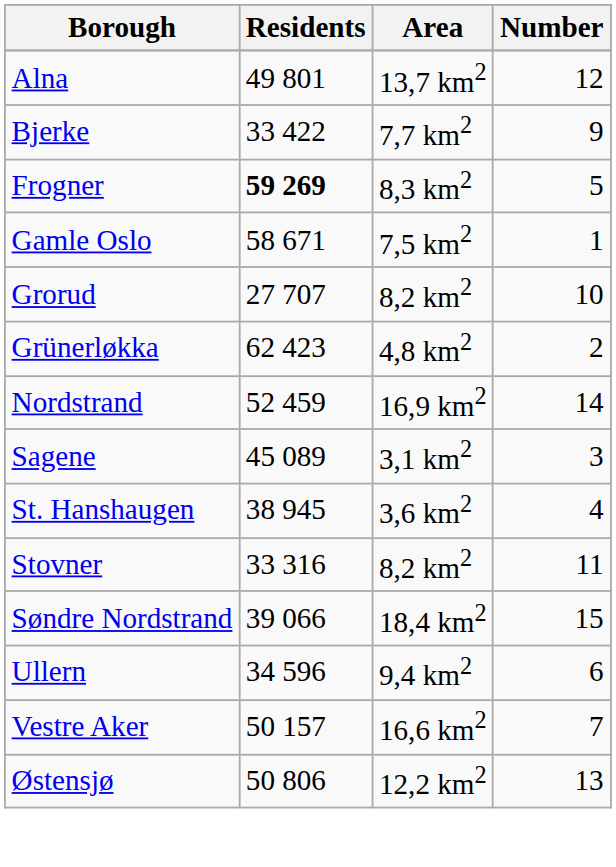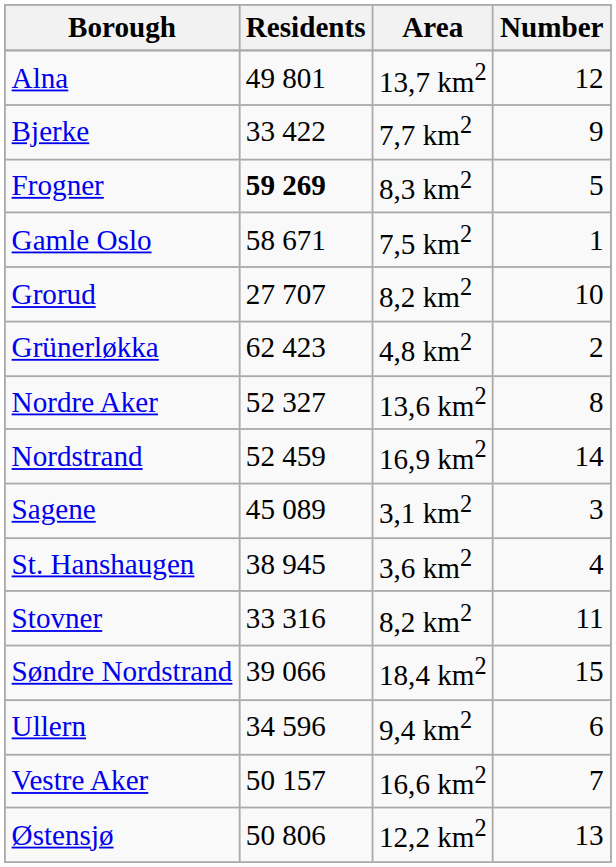+ row: (85, 402)
